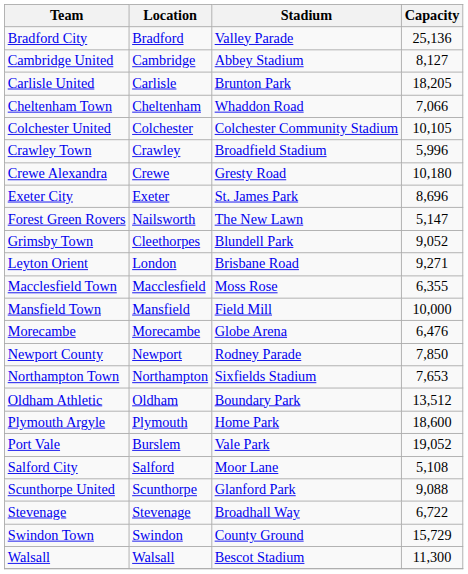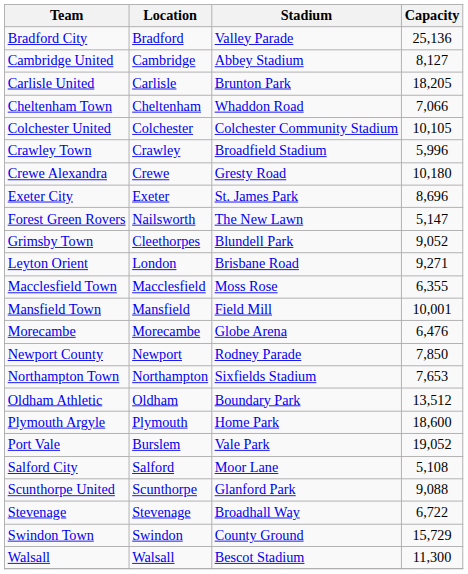(432, 309) 10,000 -> (432, 309) 10,001
